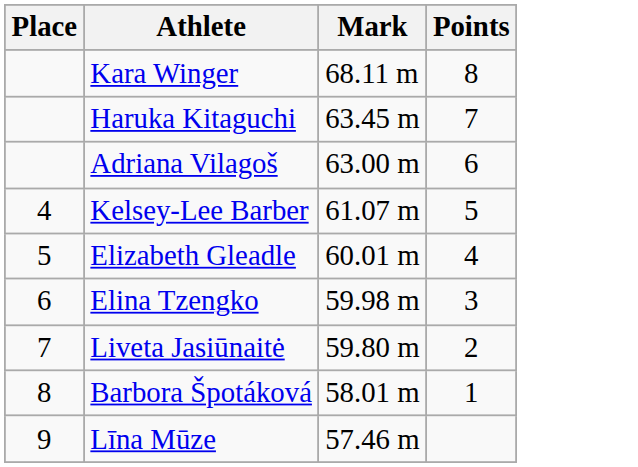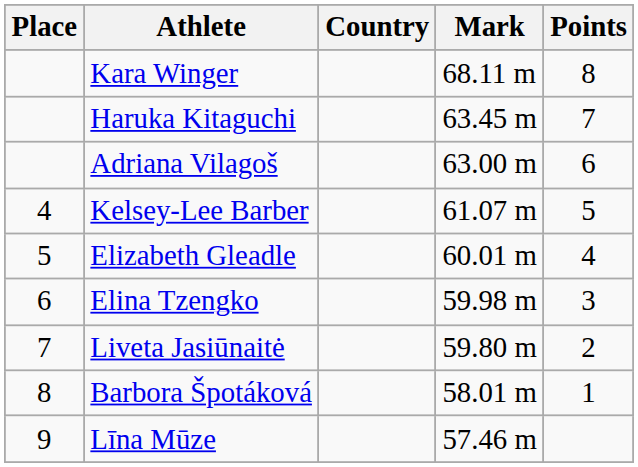+ column: (377, 27)
